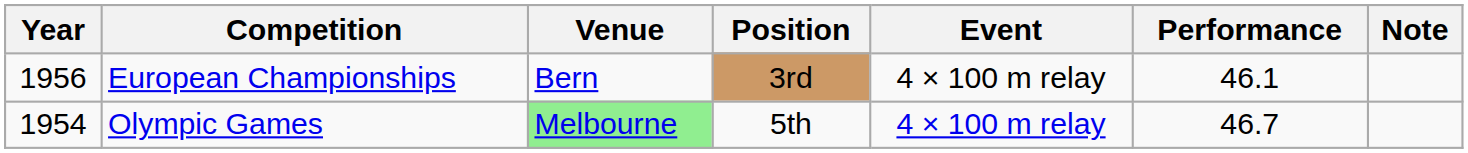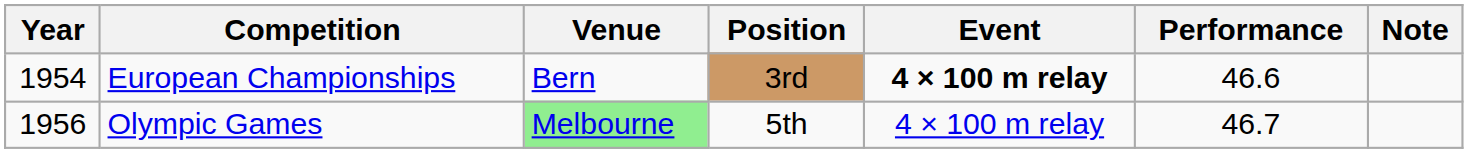(53, 77) 1956 -> (53, 77) 1954
(1001, 77) normal -> (1000, 77) bold
(1250, 77) 46.1 -> (1251, 77) 46.6
(53, 125) 1954 -> (53, 125) 1956
